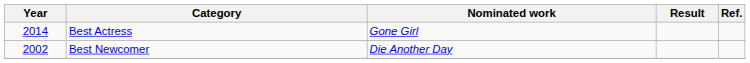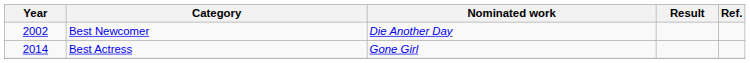rows swapped: (109, 49) <-> (101, 31)
